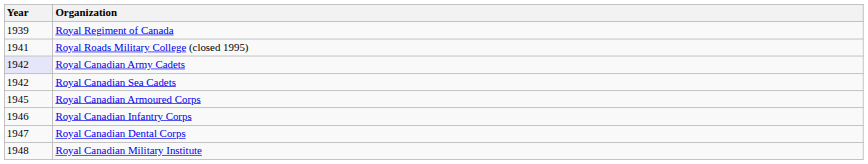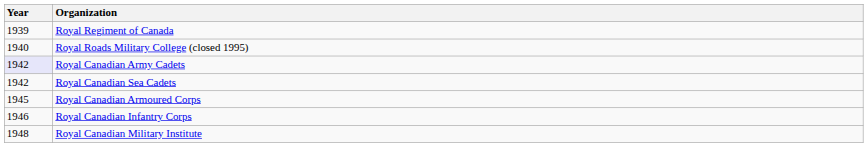(18, 47) 1941 -> (18, 47) 1940
- row: (120, 133)
